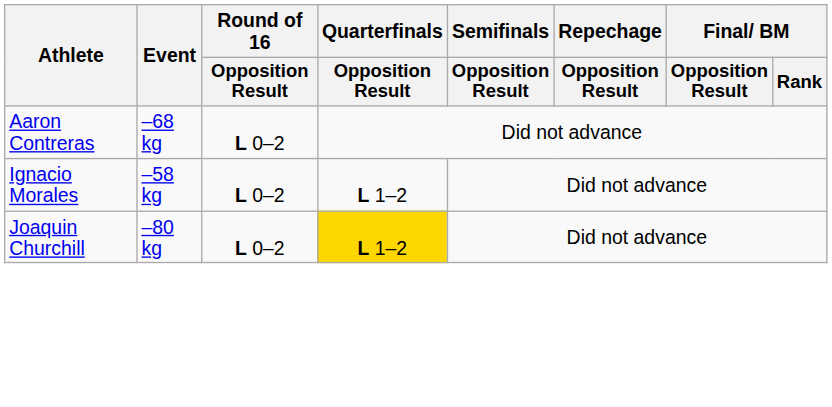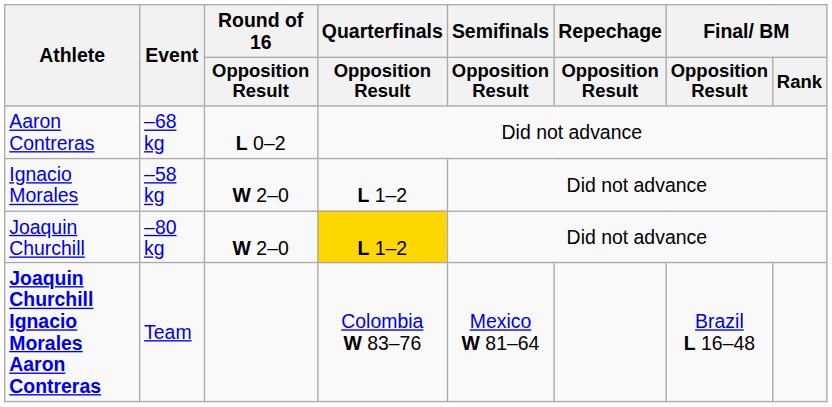(260, 196) L 0–2 -> (261, 196) W 2–0
(260, 248) L 0–2 -> (261, 248) W 2–0
+ row: (55, 333)
